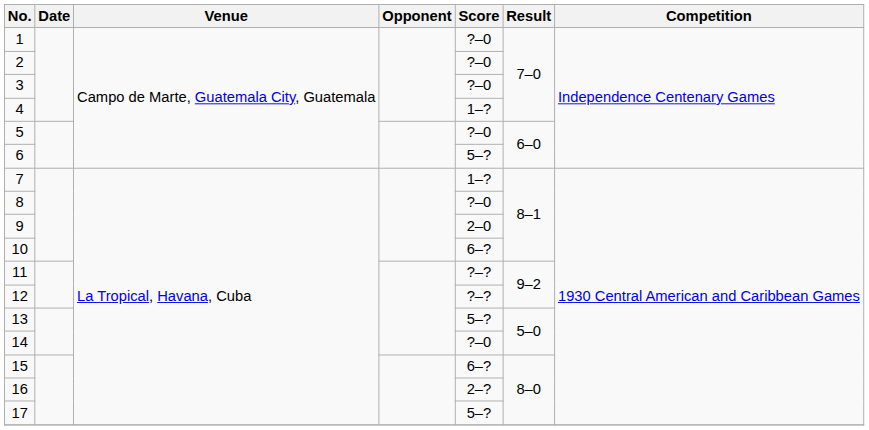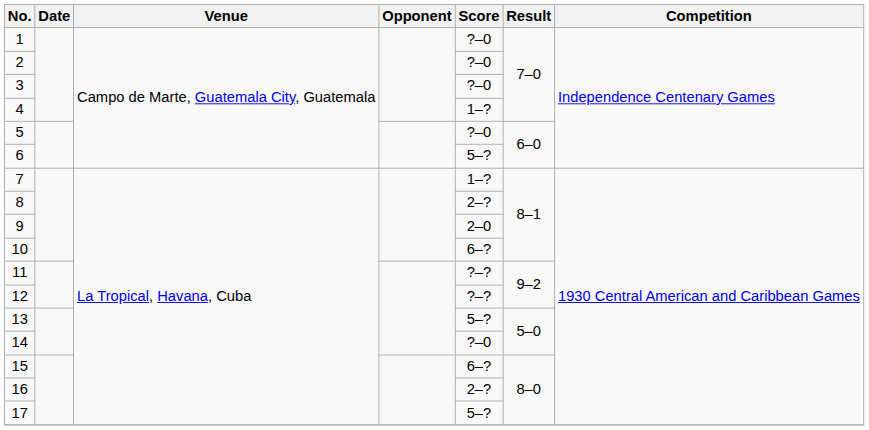(479, 202) ?–0 -> (479, 202) 2–?
